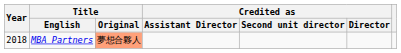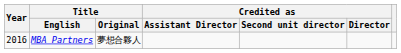(17, 40) 2018 -> (17, 40) 2016
(119, 40) lightsalmon background -> (119, 40) no background
